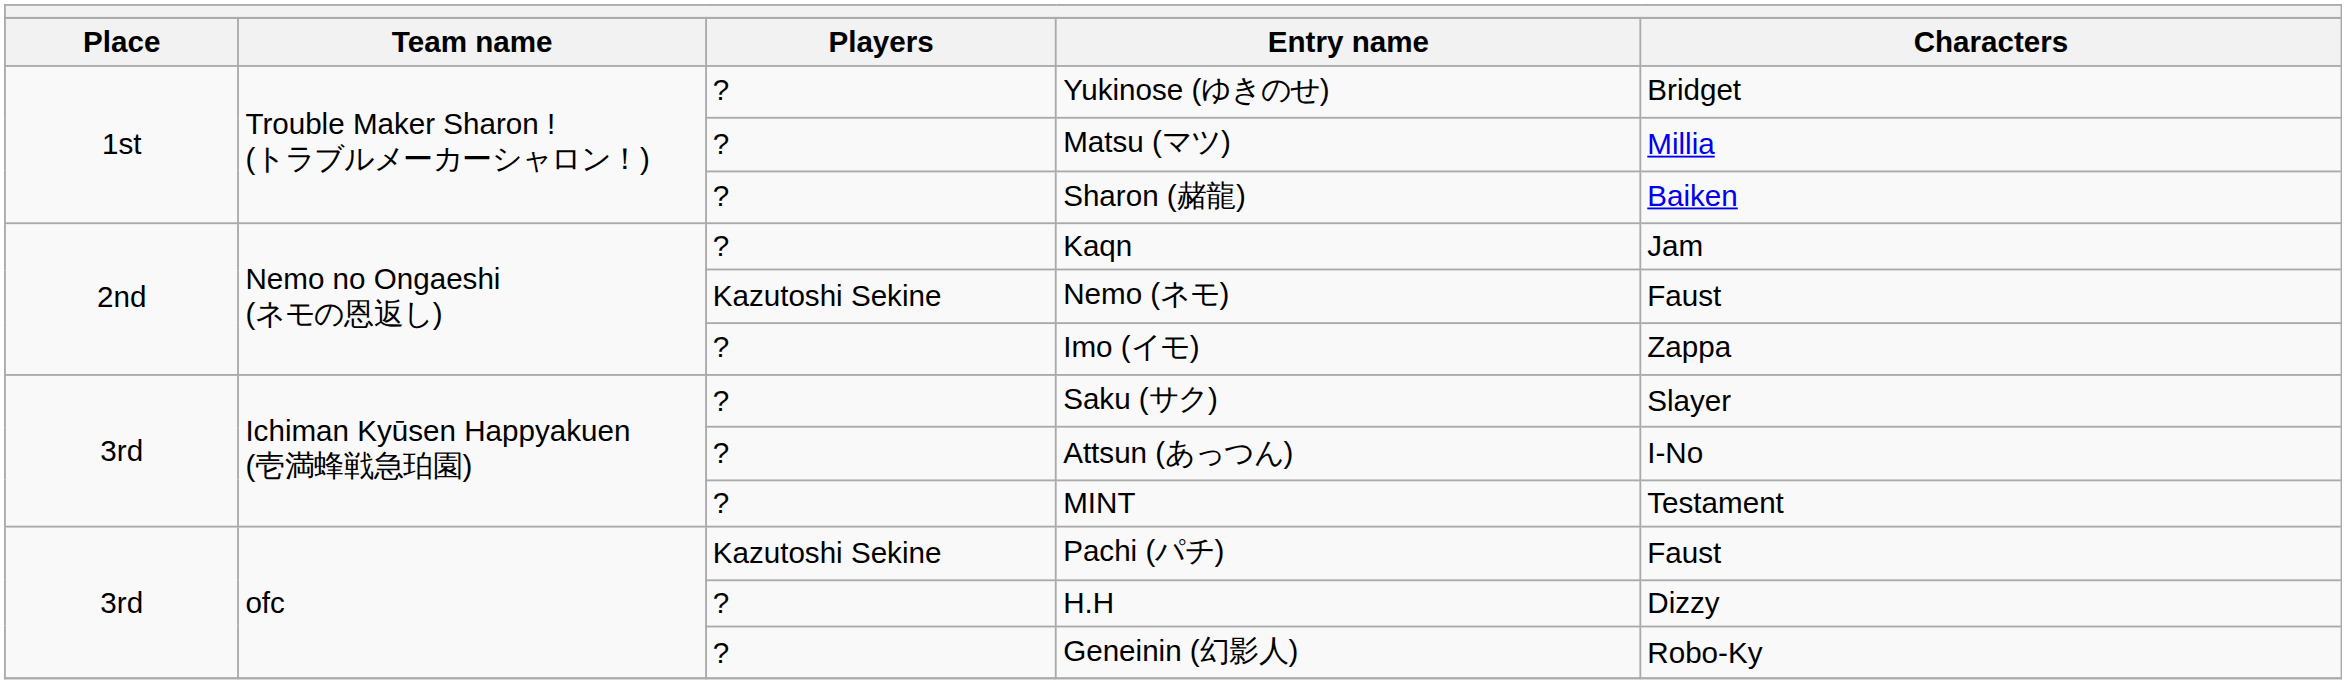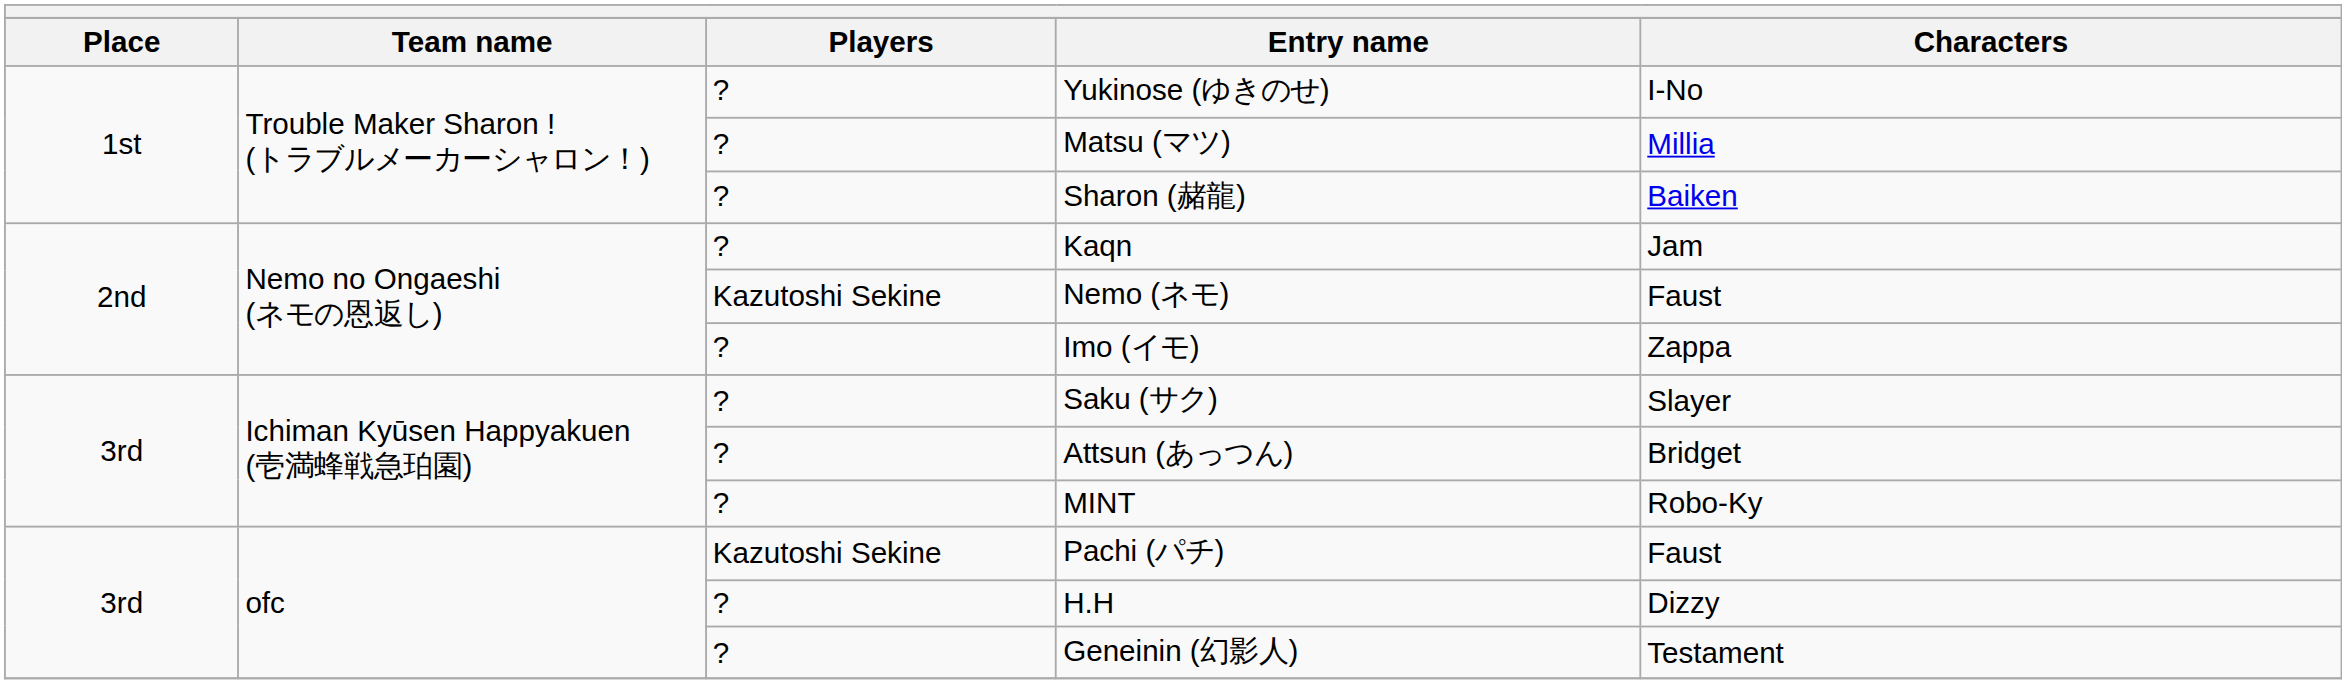(1694, 91) Bridget -> (1675, 91) I-No
(1675, 453) I-No -> (1694, 453) Bridget
(1716, 502) Testament -> (1705, 502) Robo-Ky
(1705, 652) Robo-Ky -> (1716, 652) Testament
